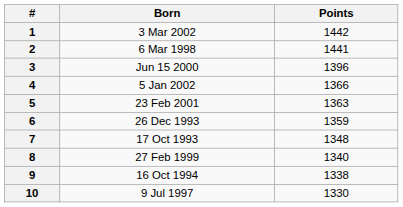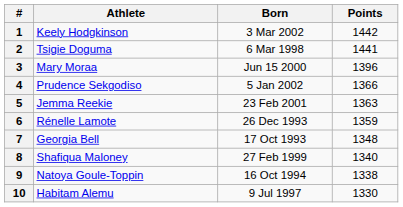+ column: (126, 14)
